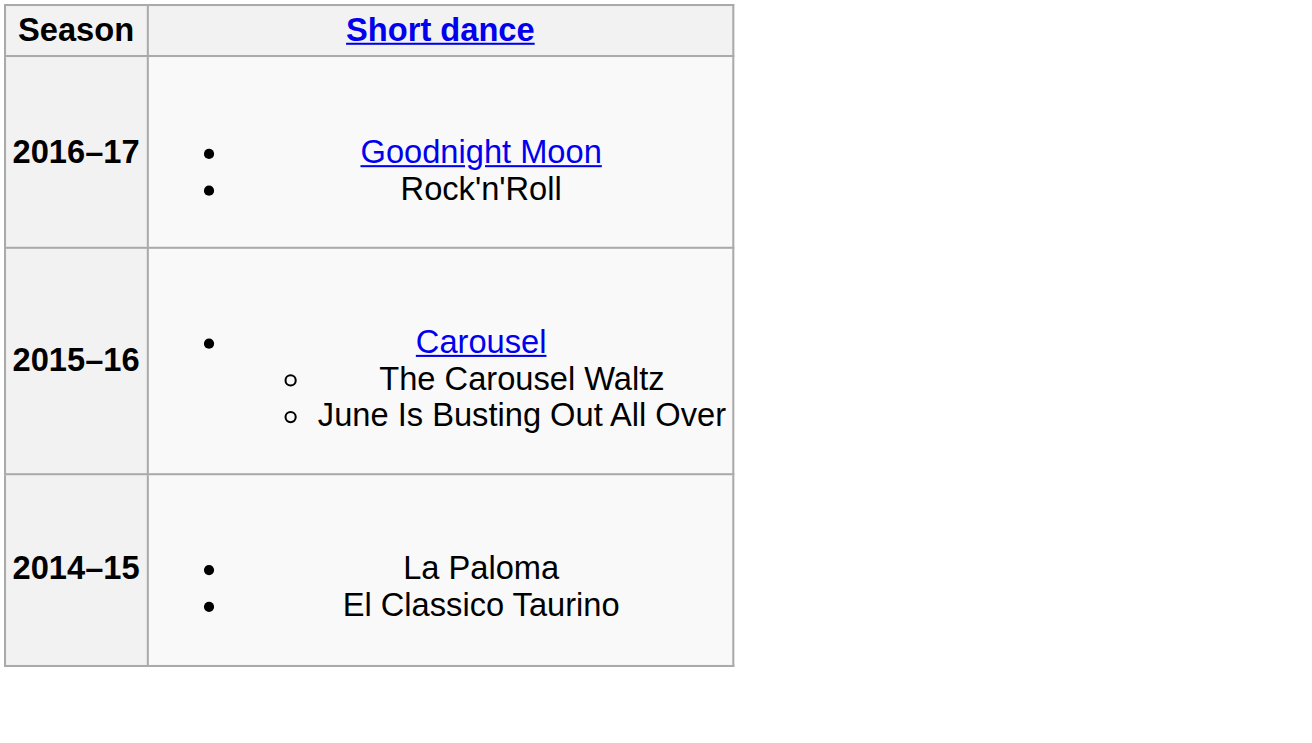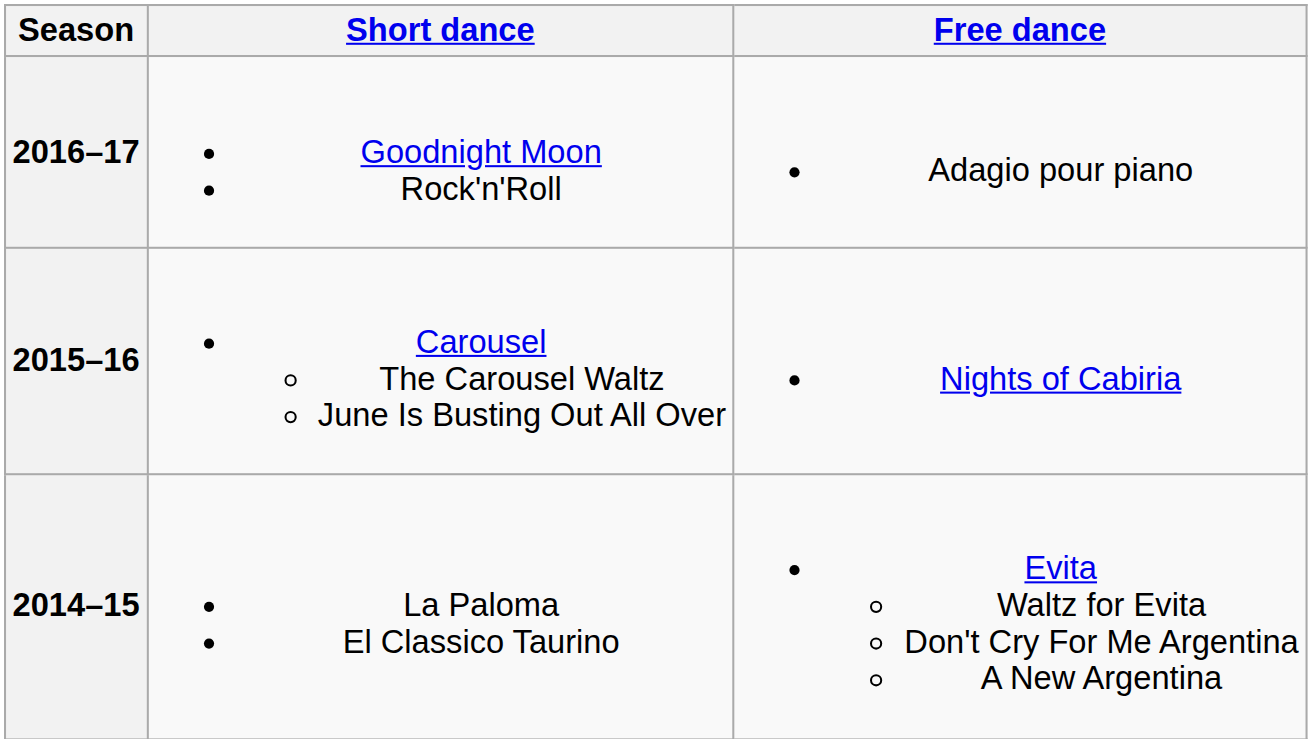+ column: (1020, 30)
